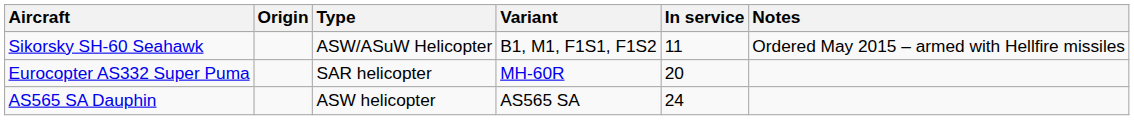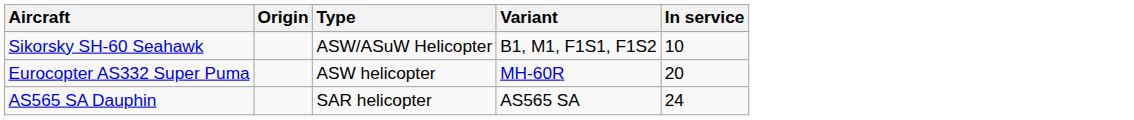- column: (776, 18)
(674, 45) 11 -> (674, 45) 10
(374, 73) SAR helicopter -> (376, 73) ASW helicopter
(376, 100) ASW helicopter -> (374, 100) SAR helicopter
